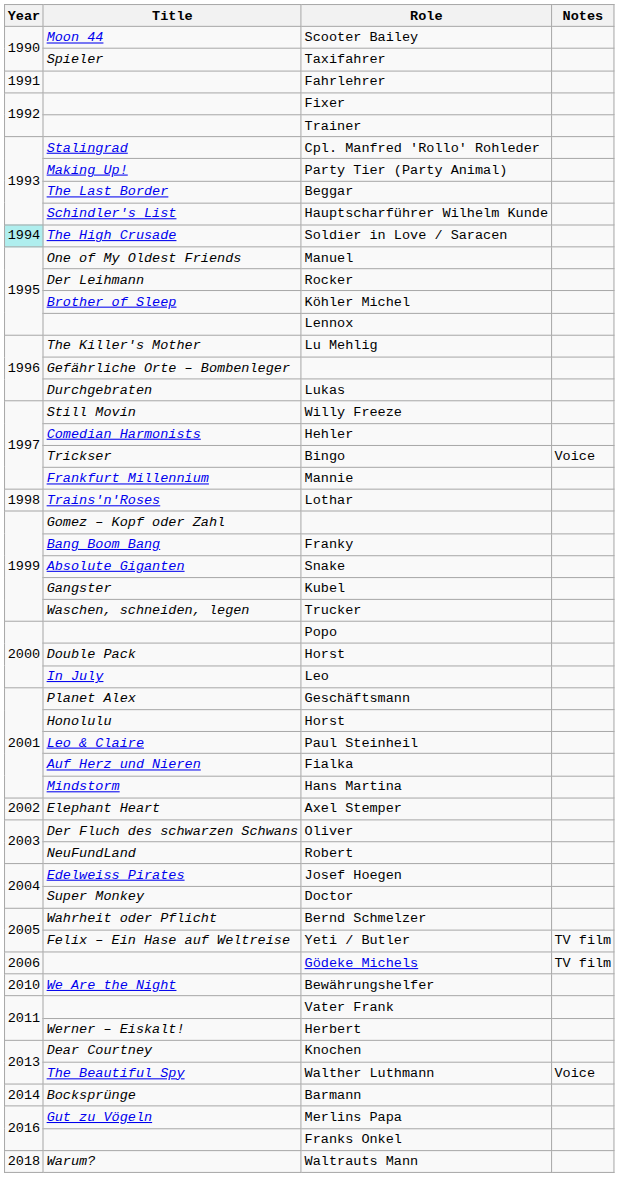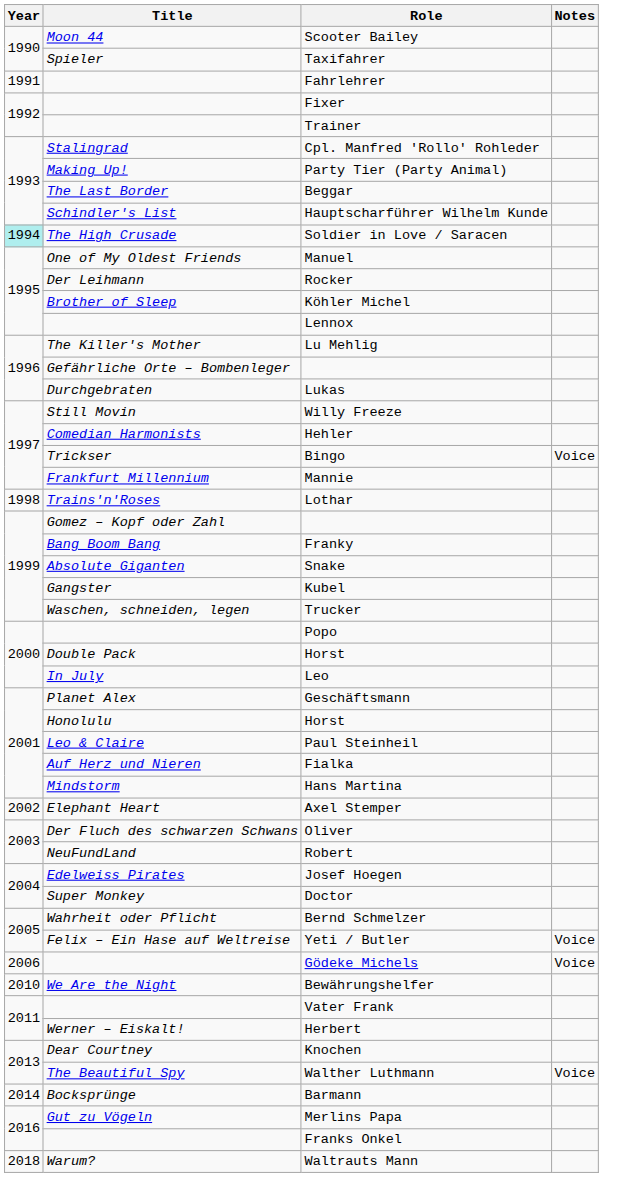(583, 941) TV film -> (575, 941) Voice
(583, 963) TV film -> (575, 963) Voice
